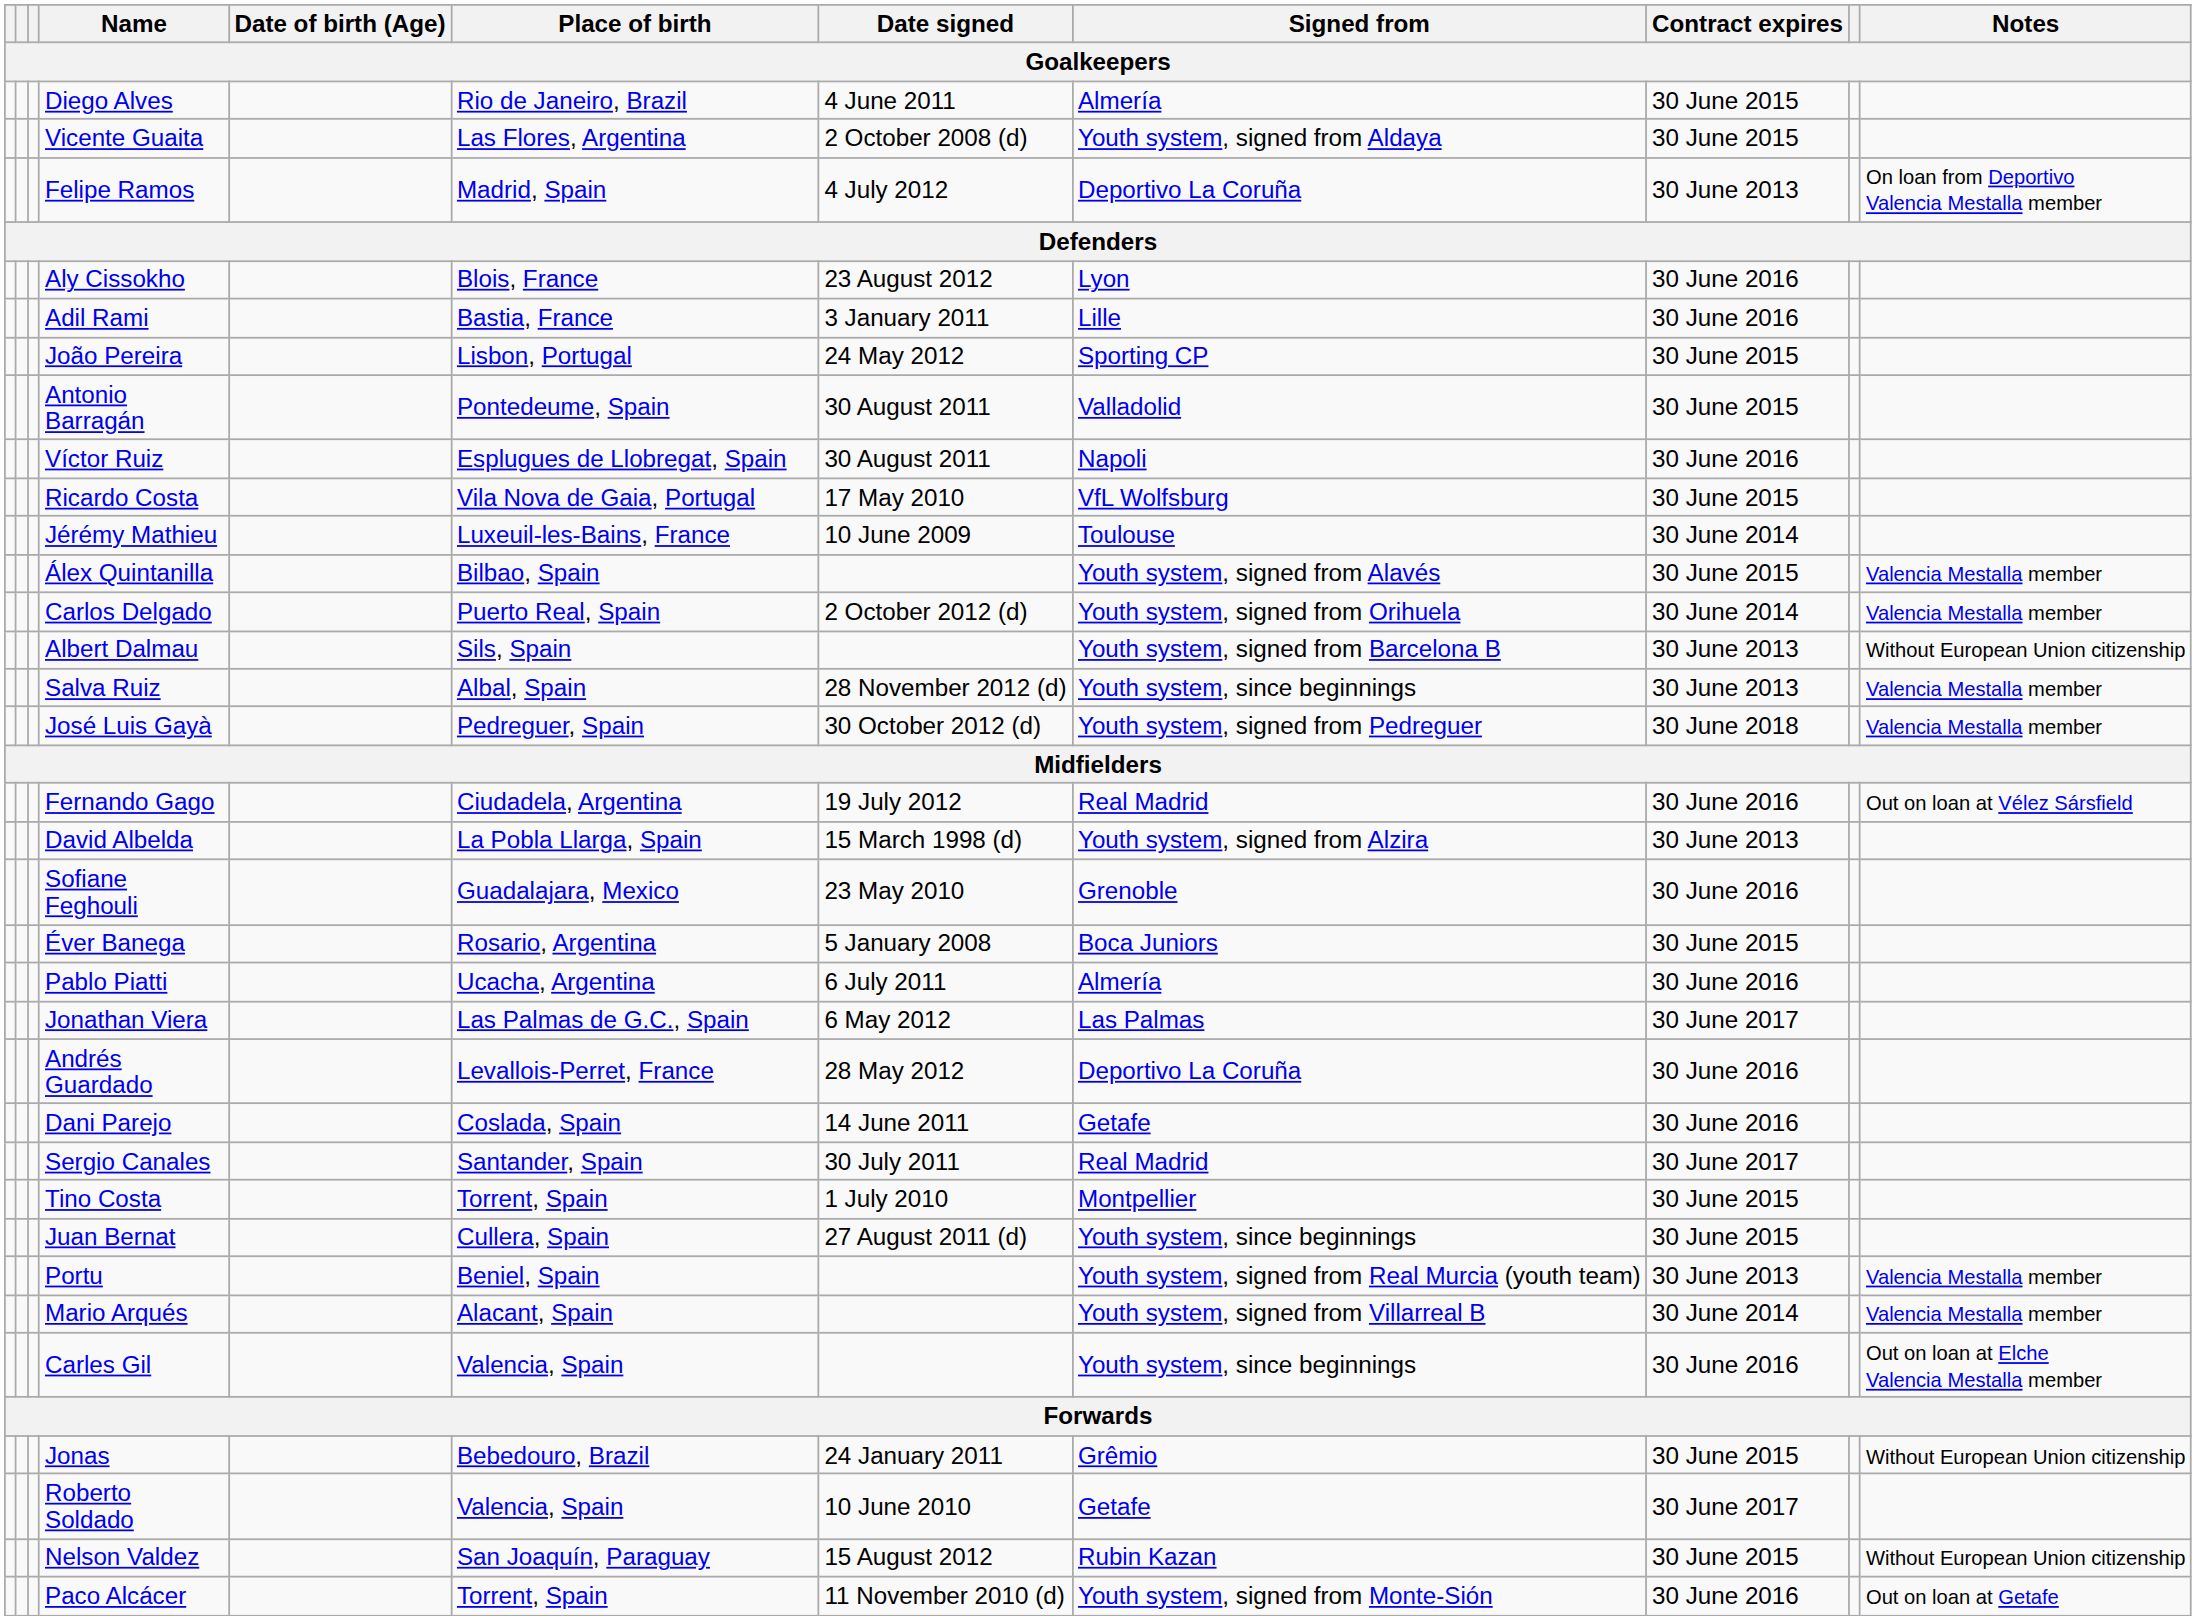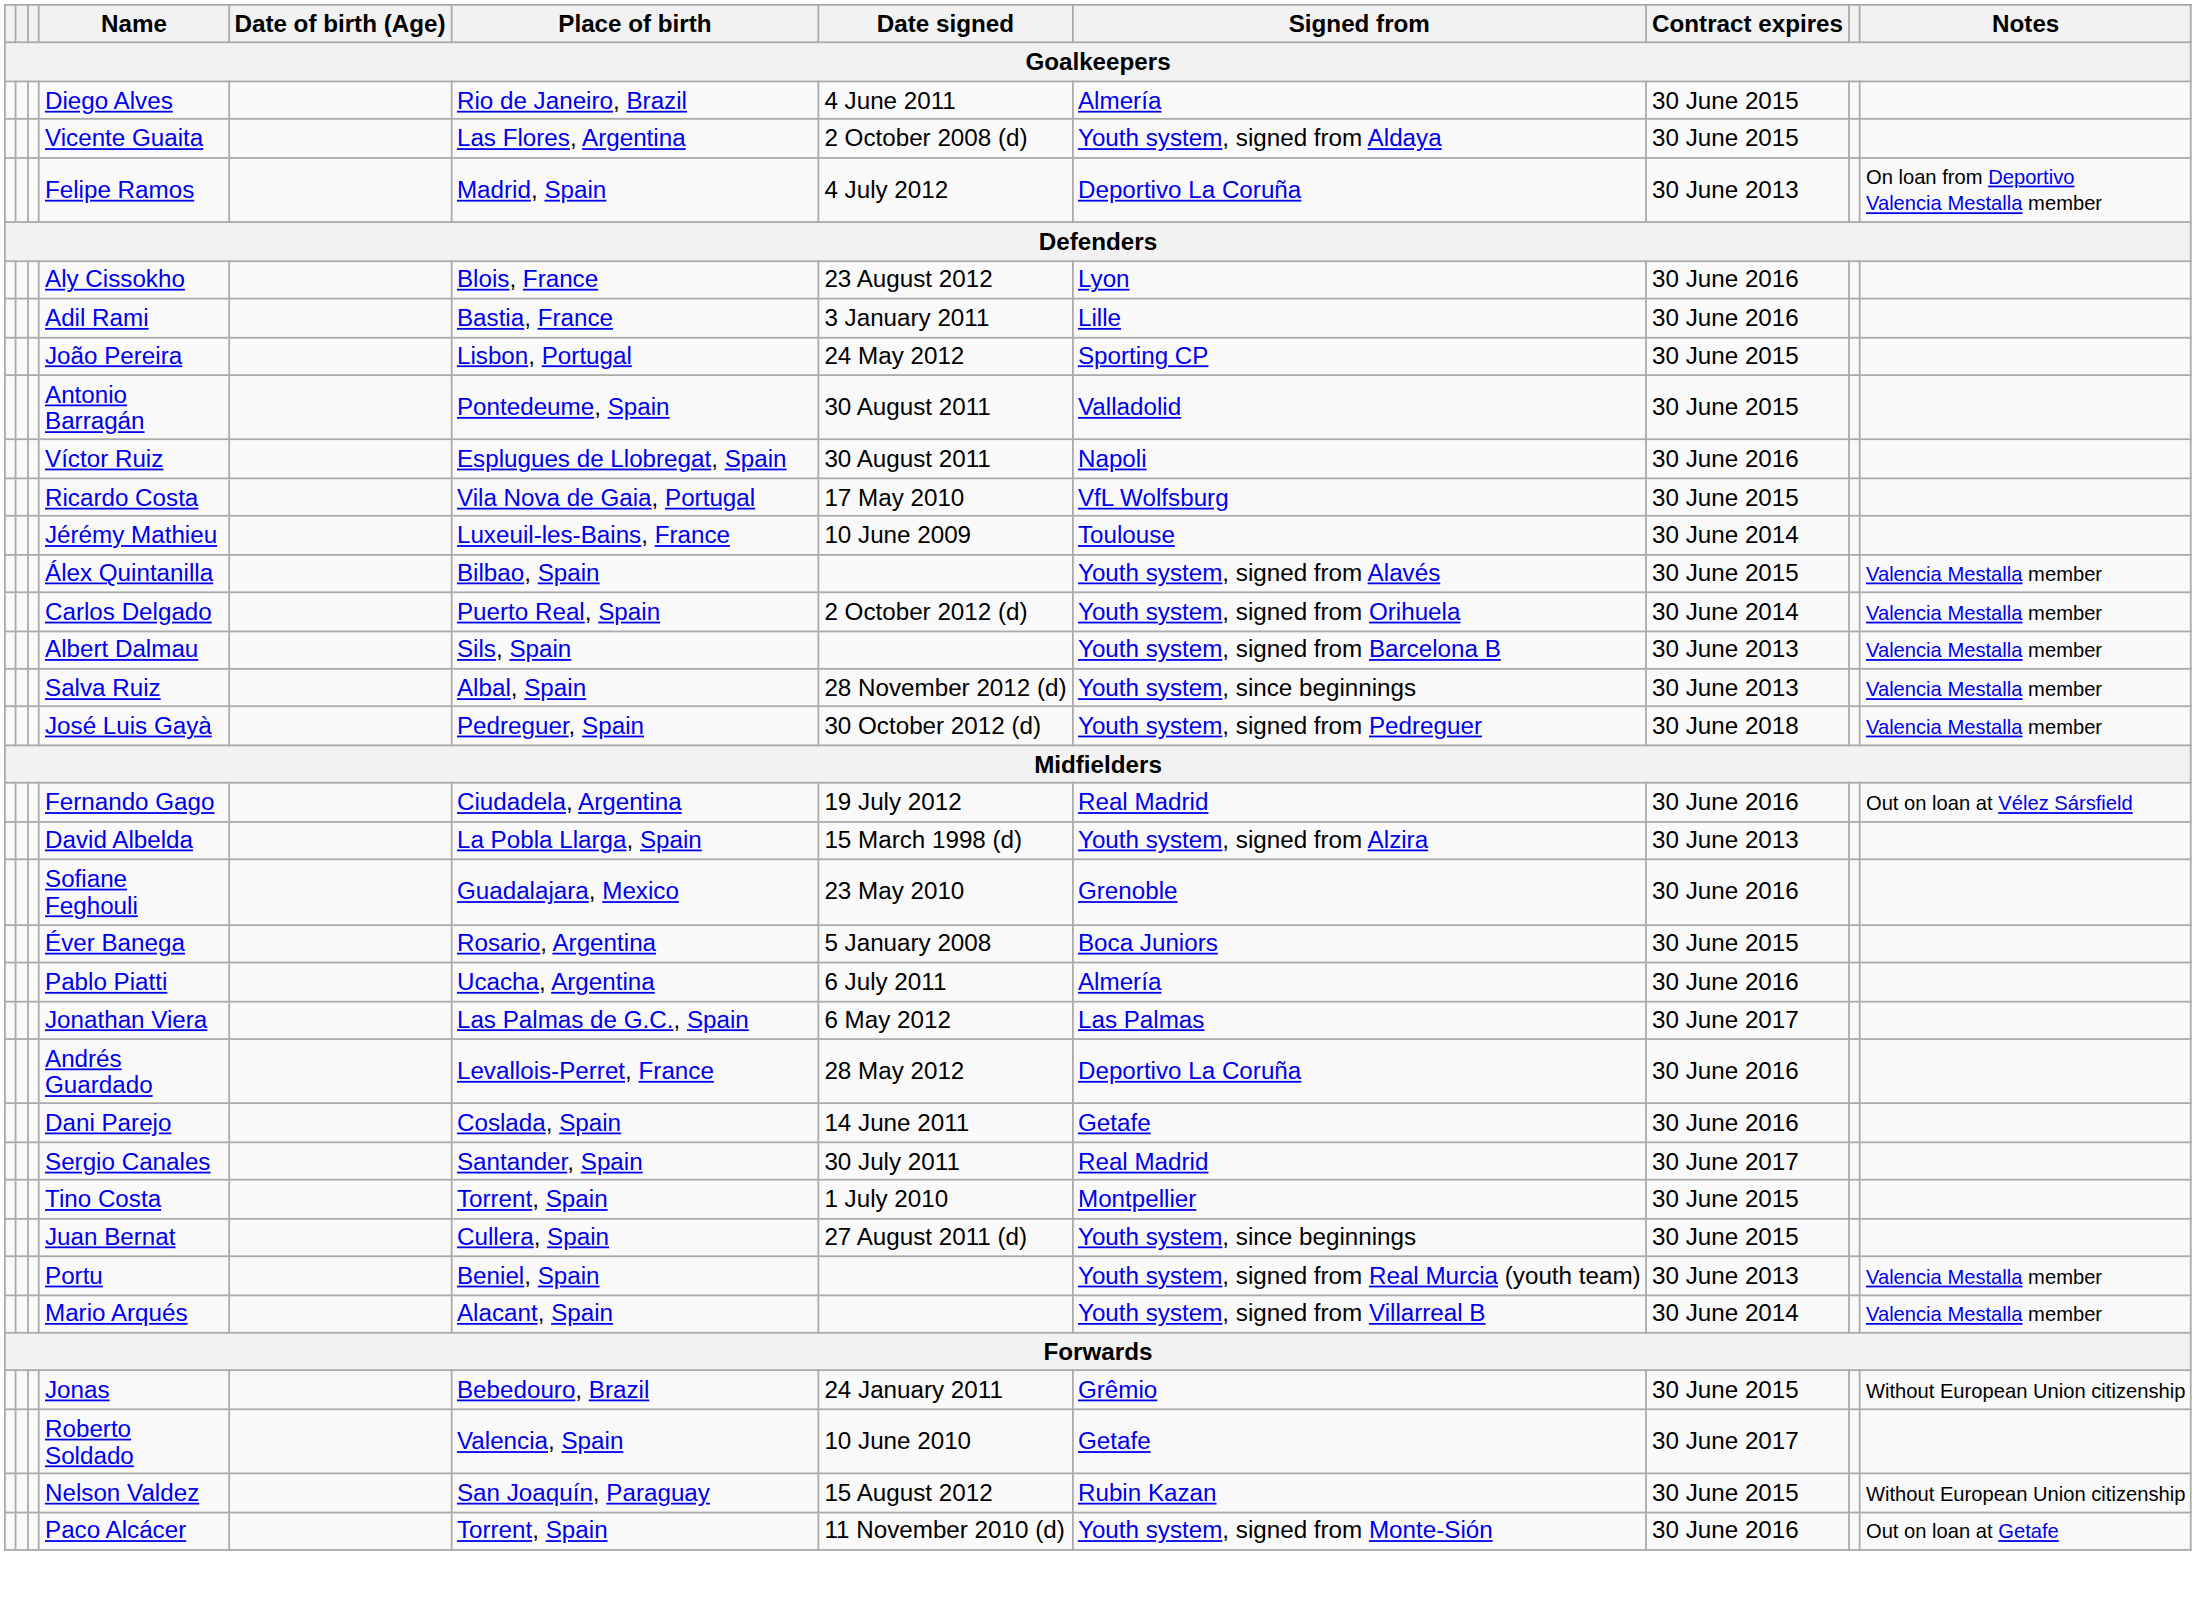(2026, 650) Without European Union citizenship -> (1984, 650) Valencia Mestalla member
- row: (98, 1365)
